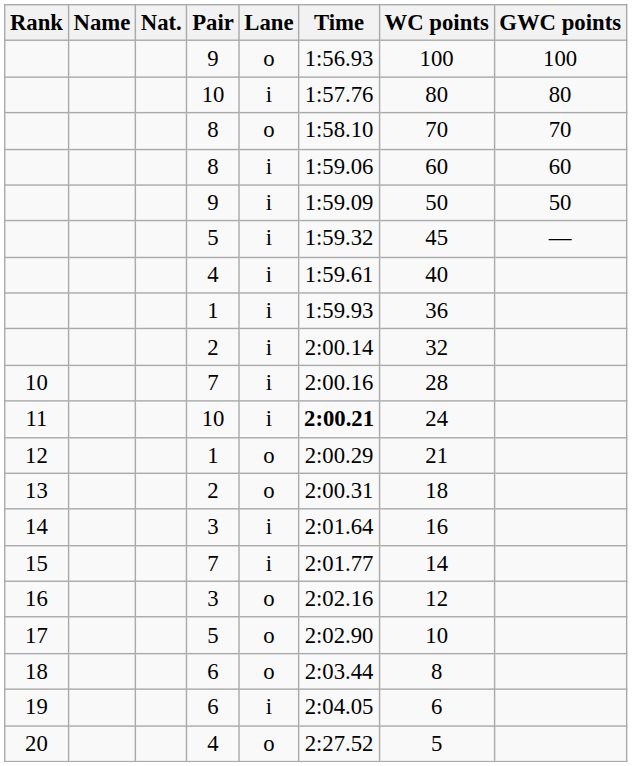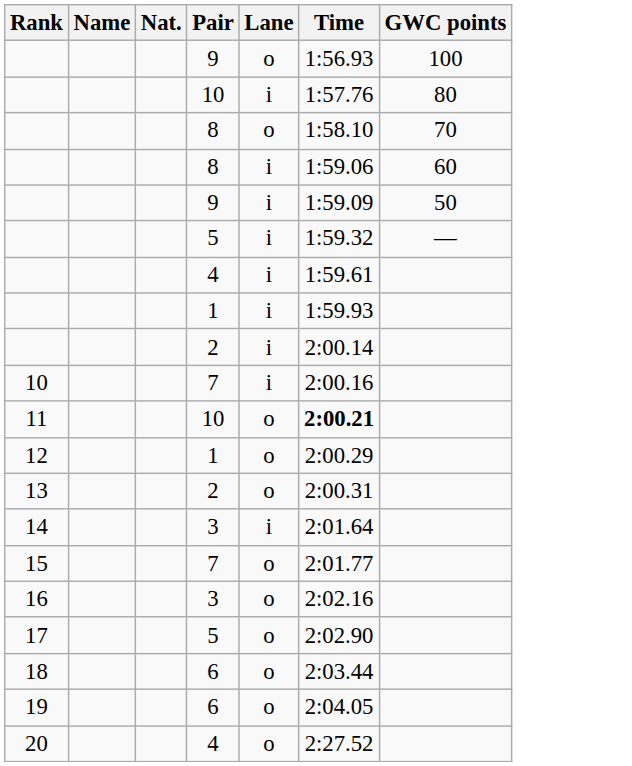- column: (437, 22)
(269, 418) i -> (269, 418) o
(269, 563) i -> (269, 563) o
(269, 707) i -> (269, 707) o
